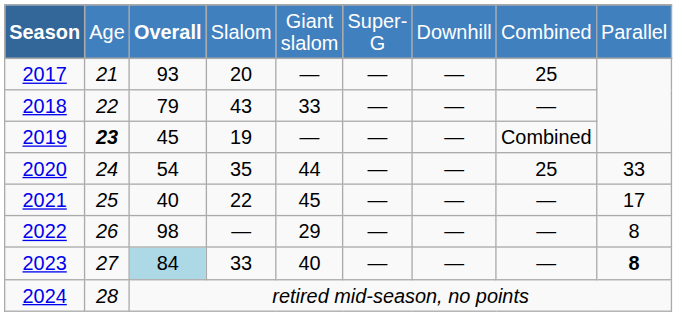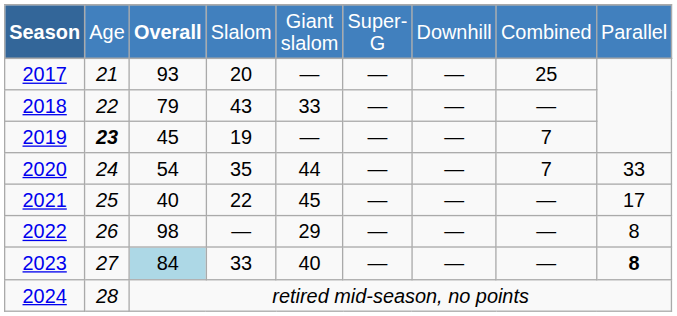(546, 137) Combined -> (546, 137) 7
(546, 169) 25 -> (546, 169) 7
